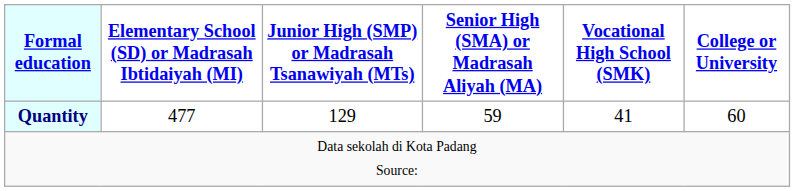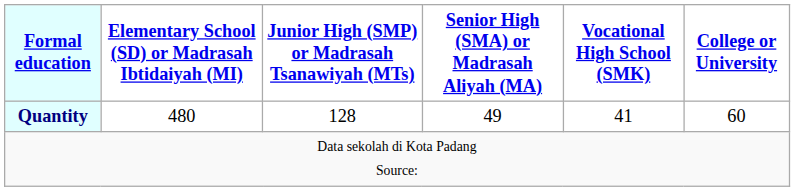(182, 116) 477 -> (182, 116) 480
(342, 116) 129 -> (342, 116) 128
(493, 116) 59 -> (493, 116) 49
